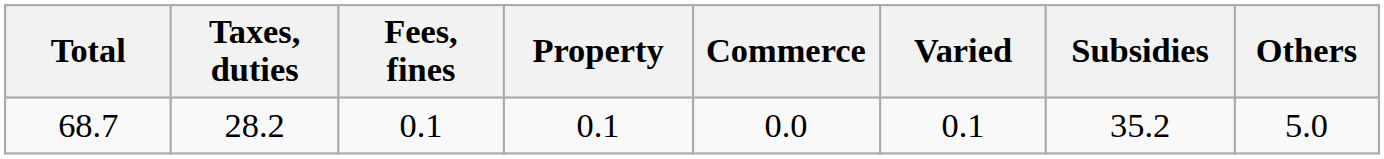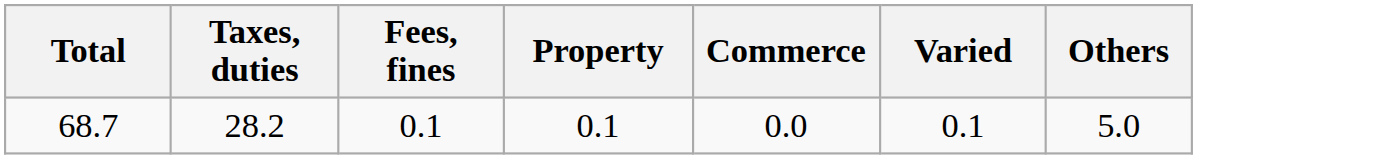- column: (1140, 51)
